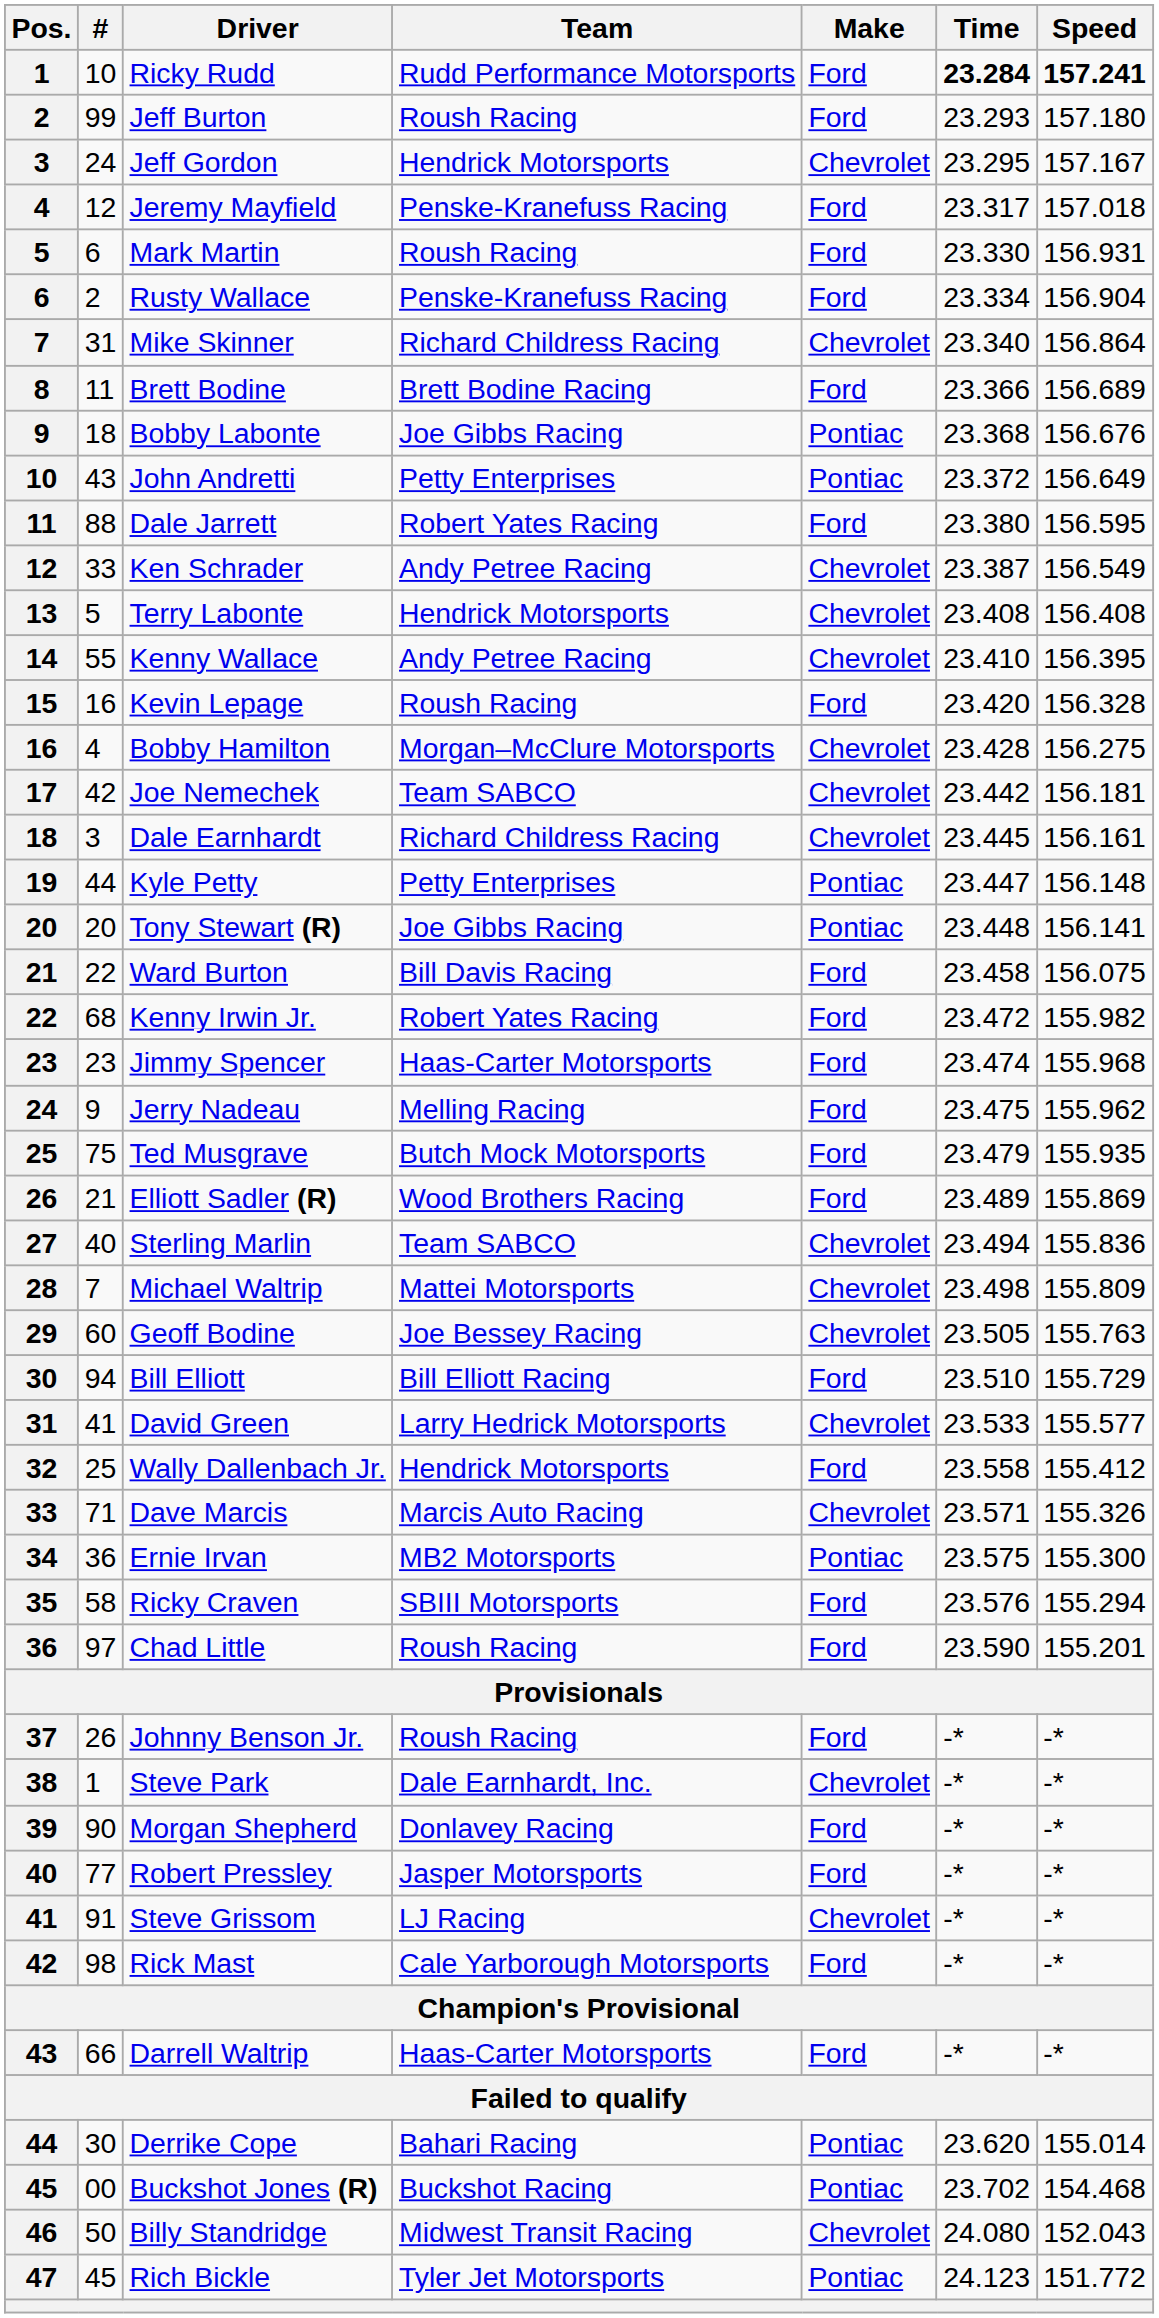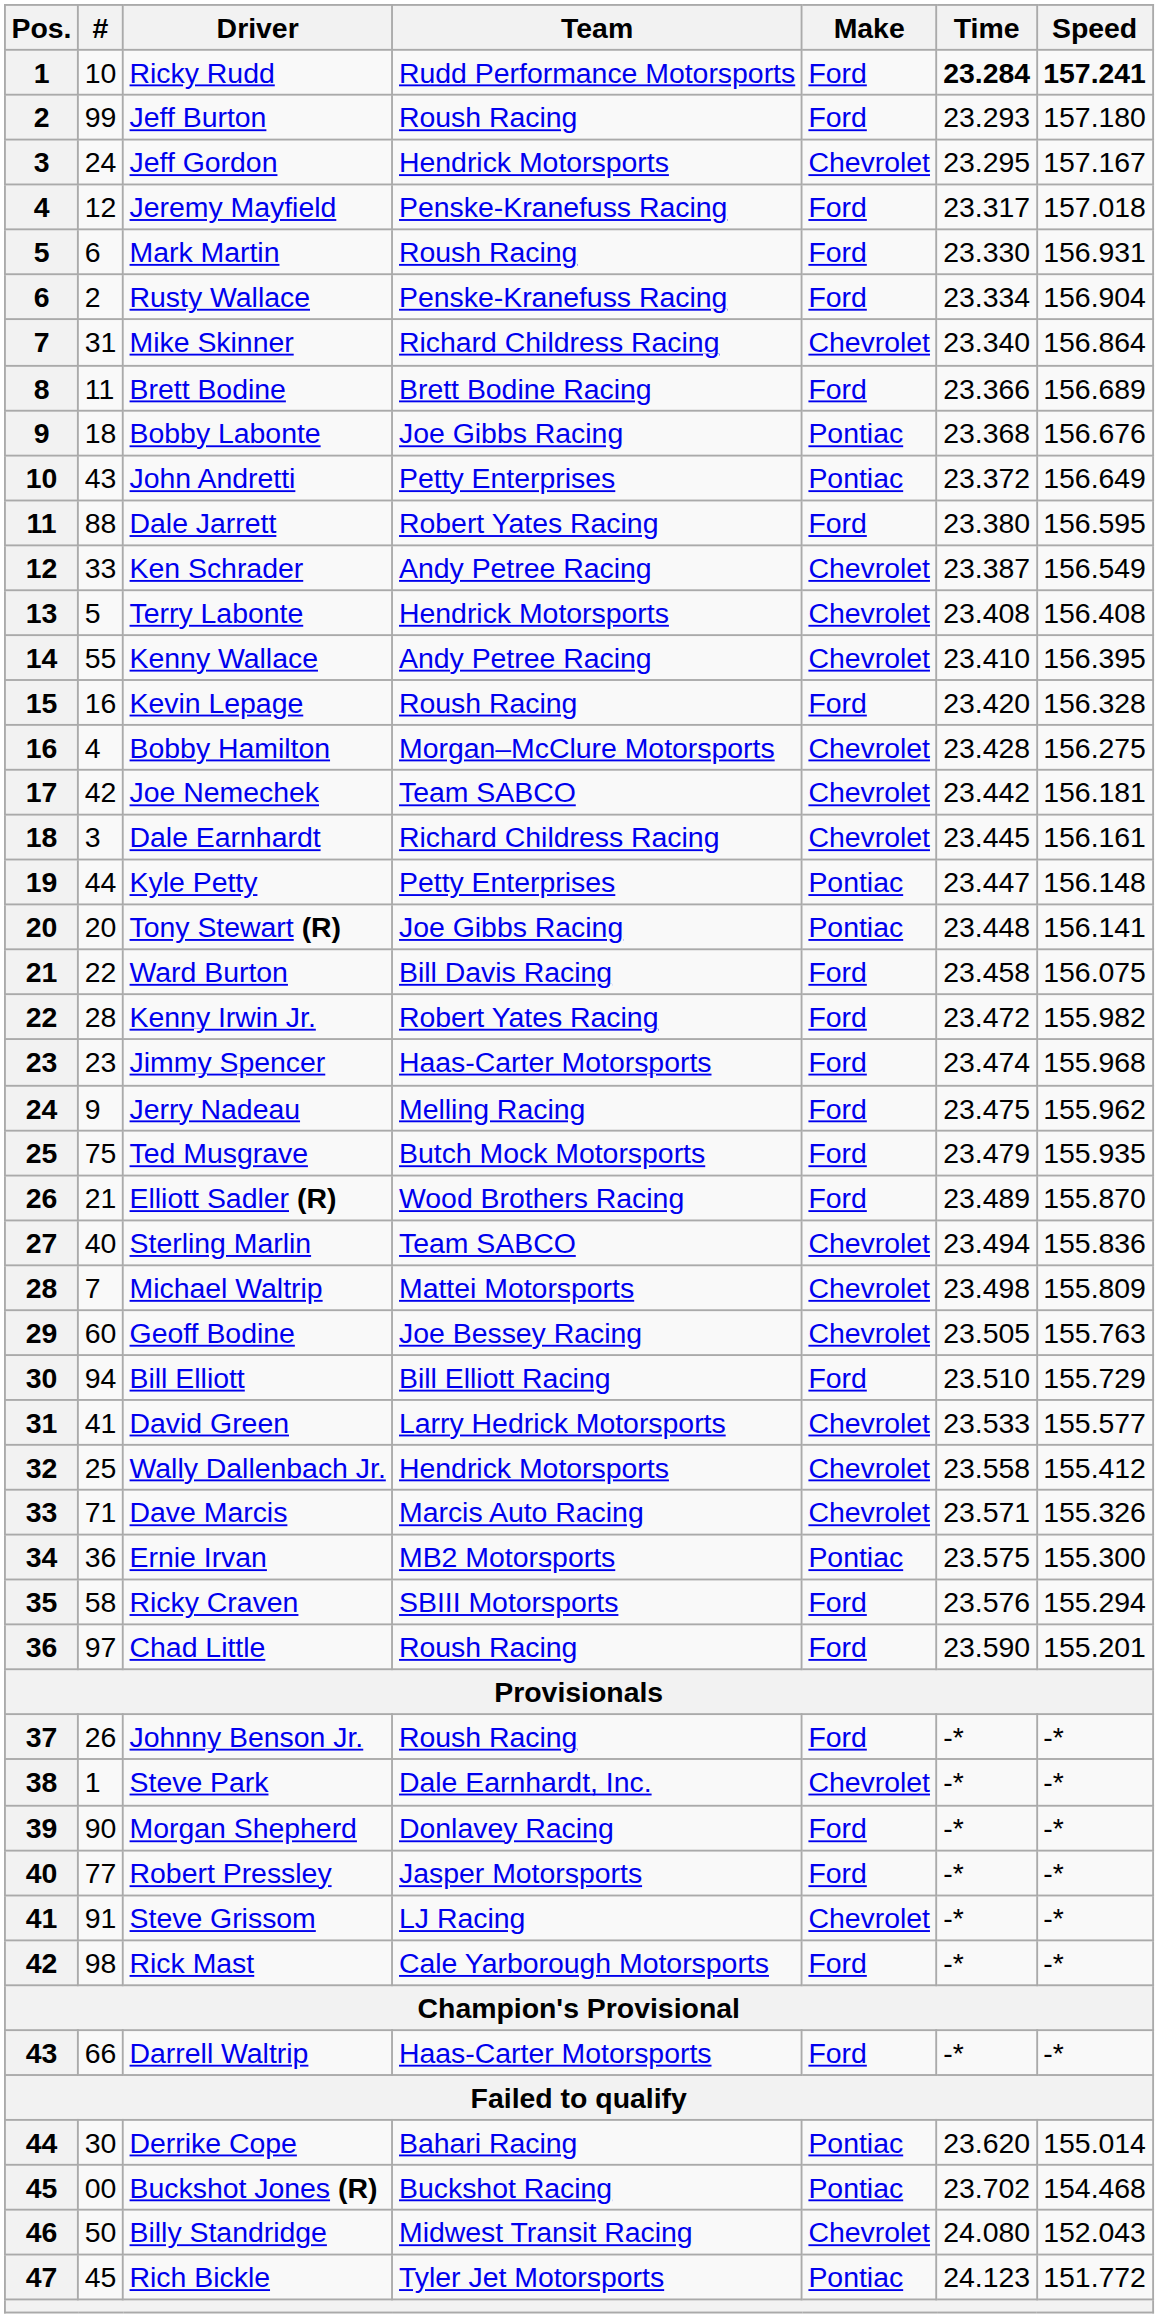(101, 1018) 68 -> (101, 1018) 28
(1095, 1198) 155.869 -> (1095, 1198) 155.870
(838, 1468) Ford -> (869, 1468) Chevrolet
